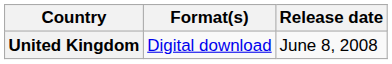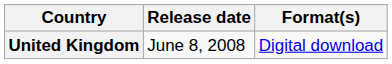columns swapped: (331, 17) <-> (209, 17)
